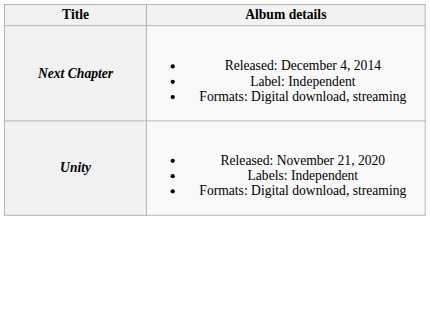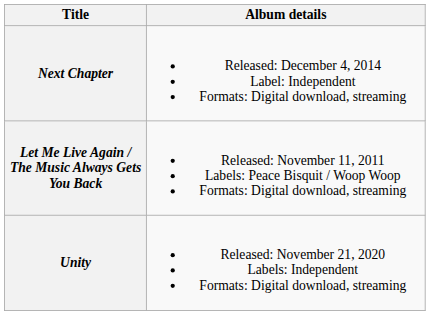+ row: (76, 168)
